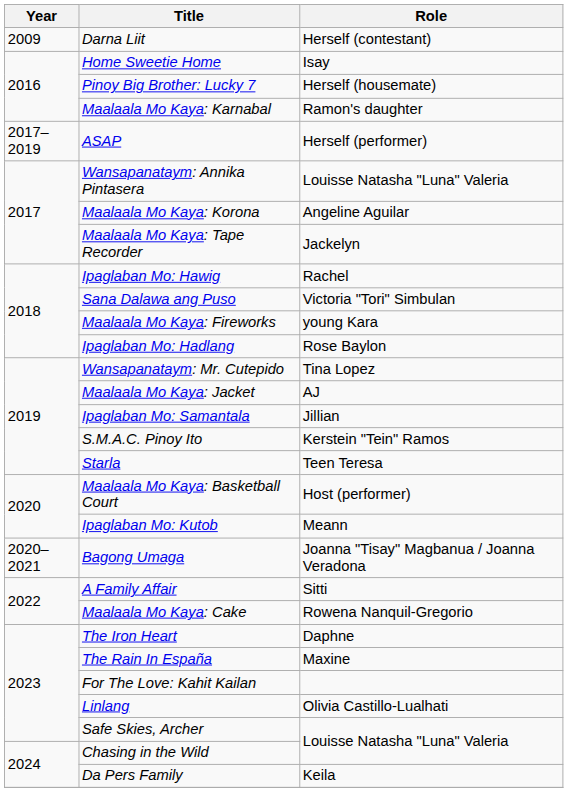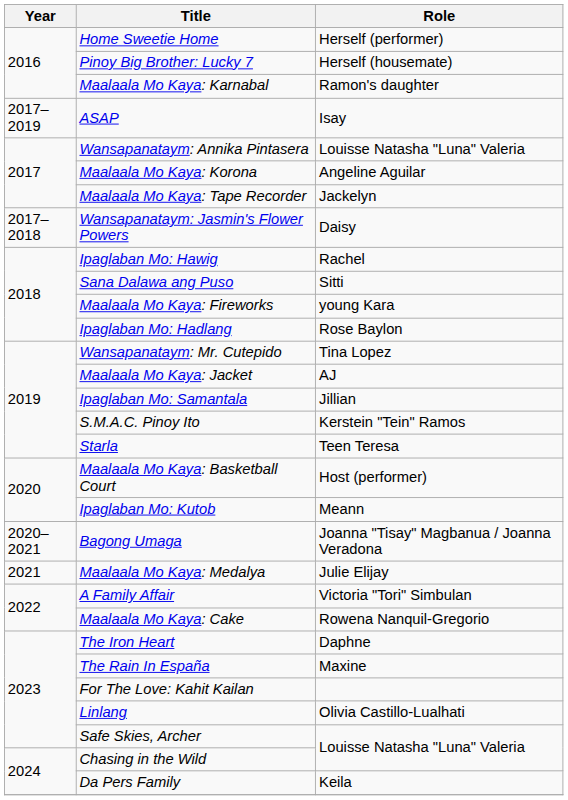- row: (113, 39)
(316, 62) Isay -> (381, 39) Herself (performer)
(365, 141) Herself (performer) -> (333, 117) Isay
+ row: (191, 227)
(379, 299) Victoria "Tori" Simbulan -> (331, 282) Sitti
+ row: (172, 572)
(315, 589) Sitti -> (395, 596) Victoria "Tori" Simbulan
